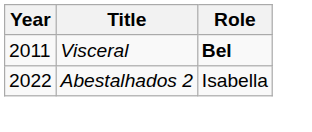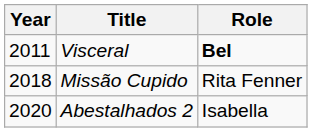+ row: (124, 80)
(30, 80) 2022 -> (30, 111) 2020
